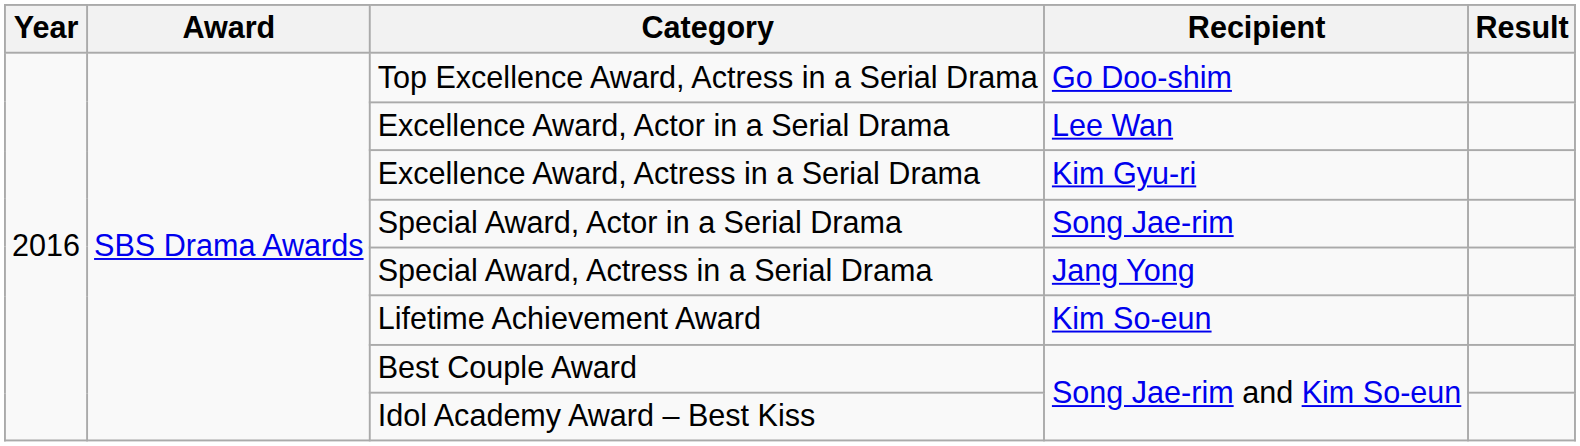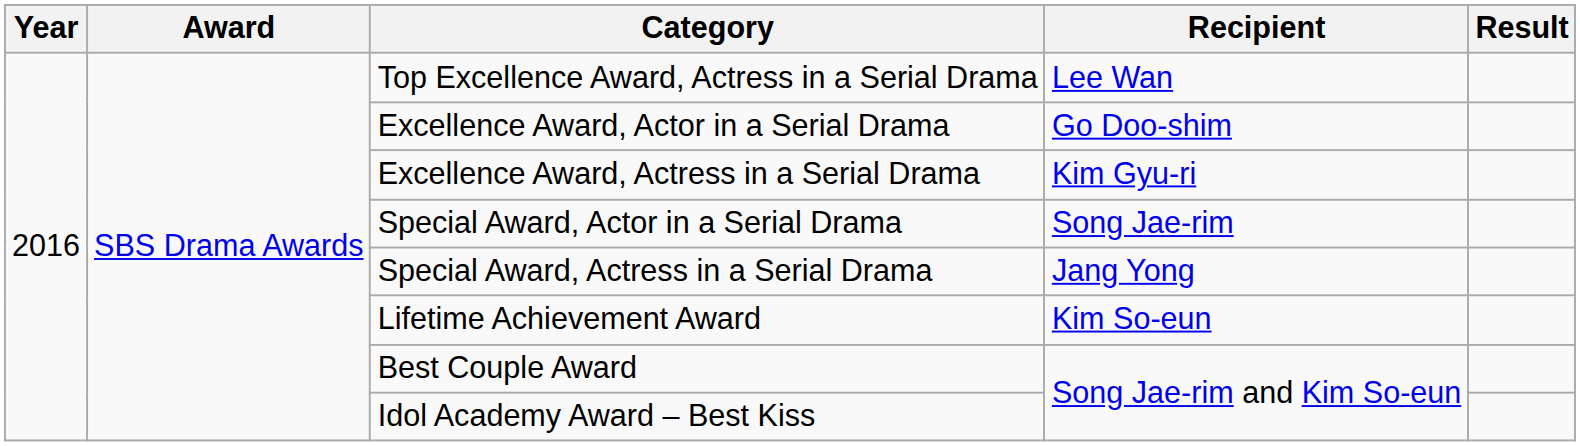(1142, 77) Go Doo-shim -> (1113, 77) Lee Wan
(1113, 125) Lee Wan -> (1142, 125) Go Doo-shim
